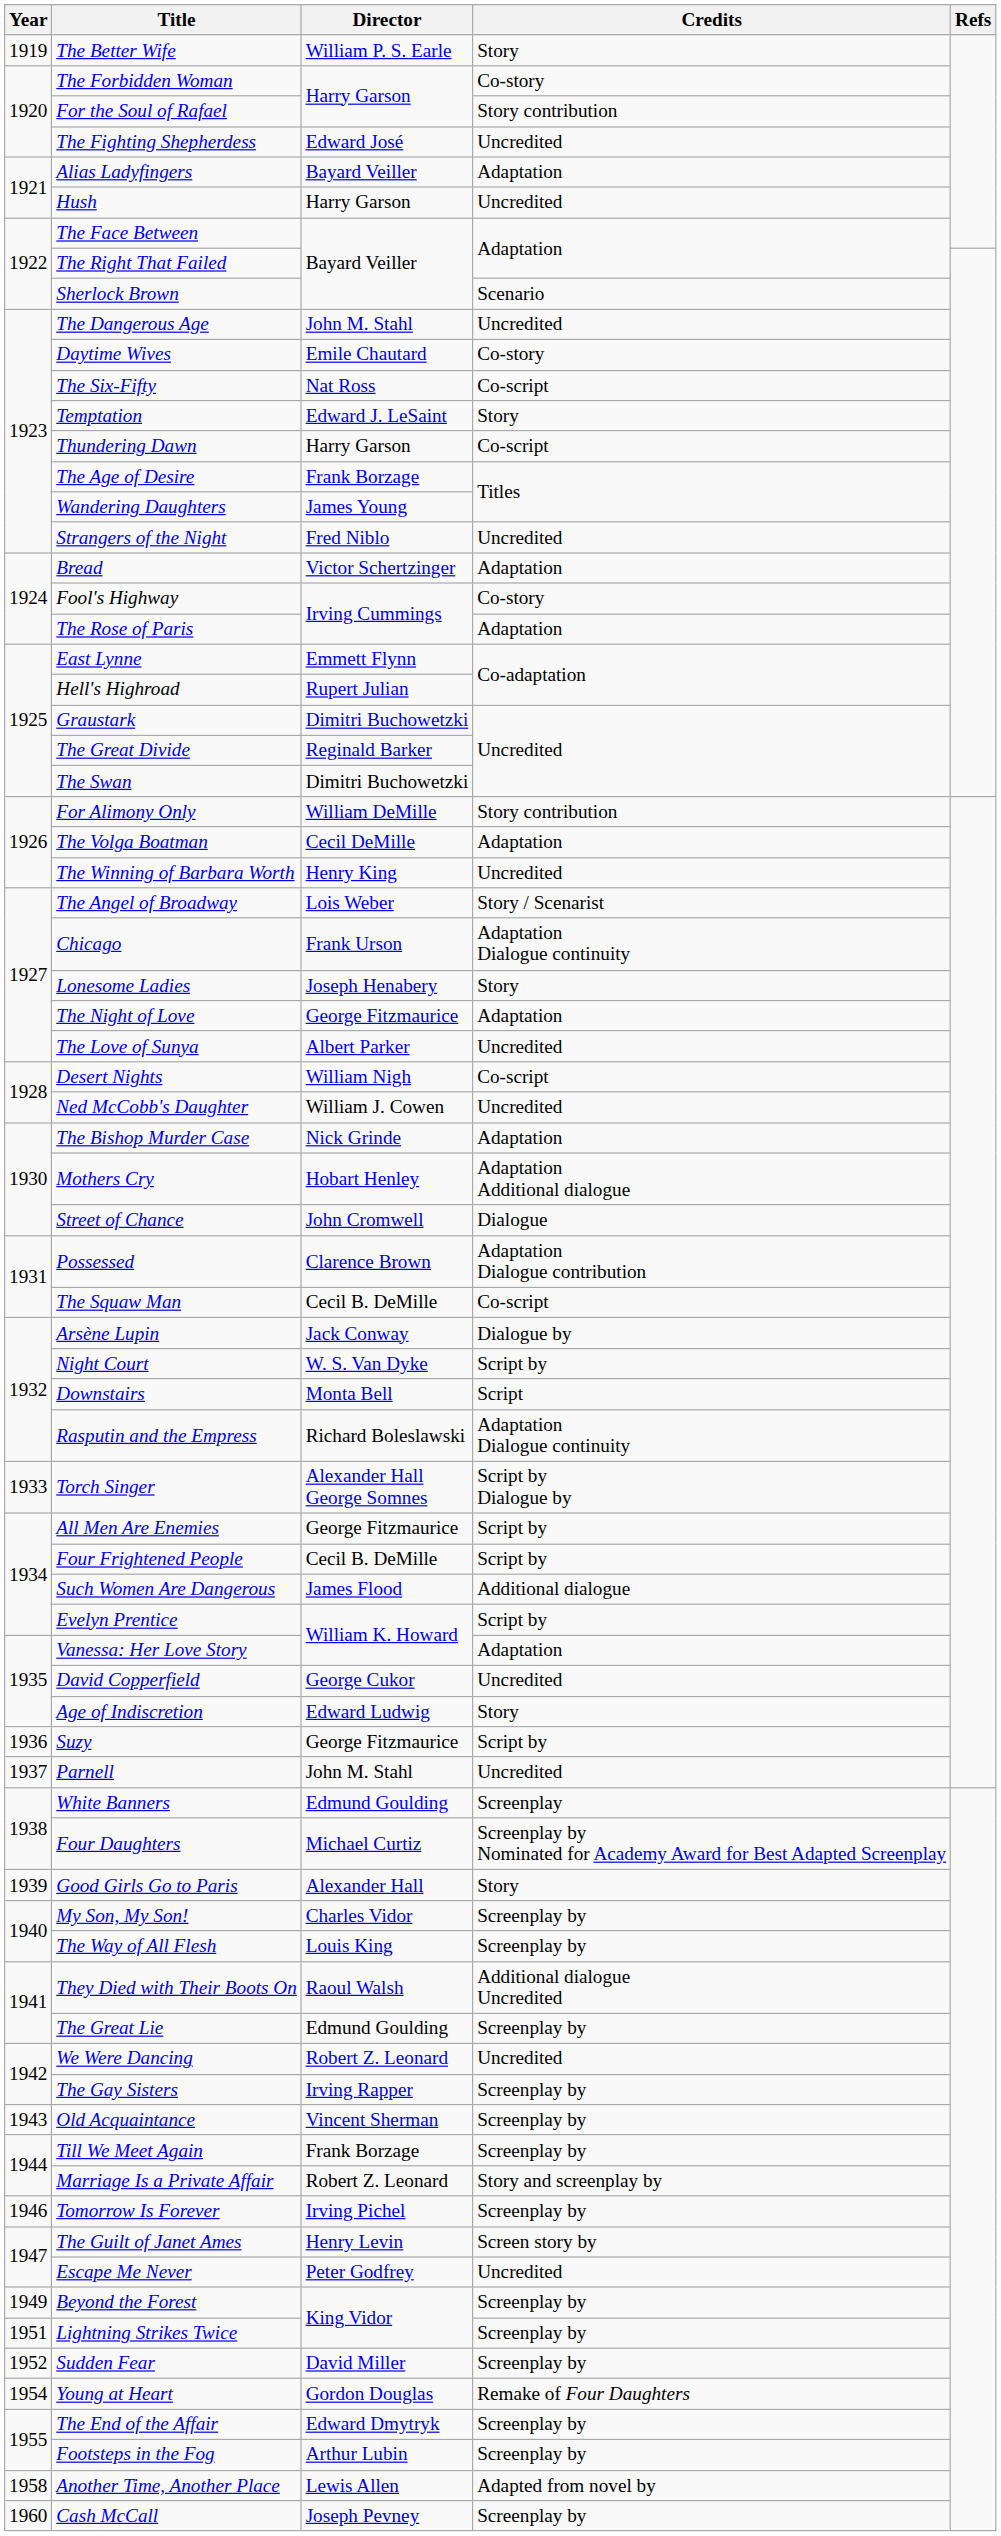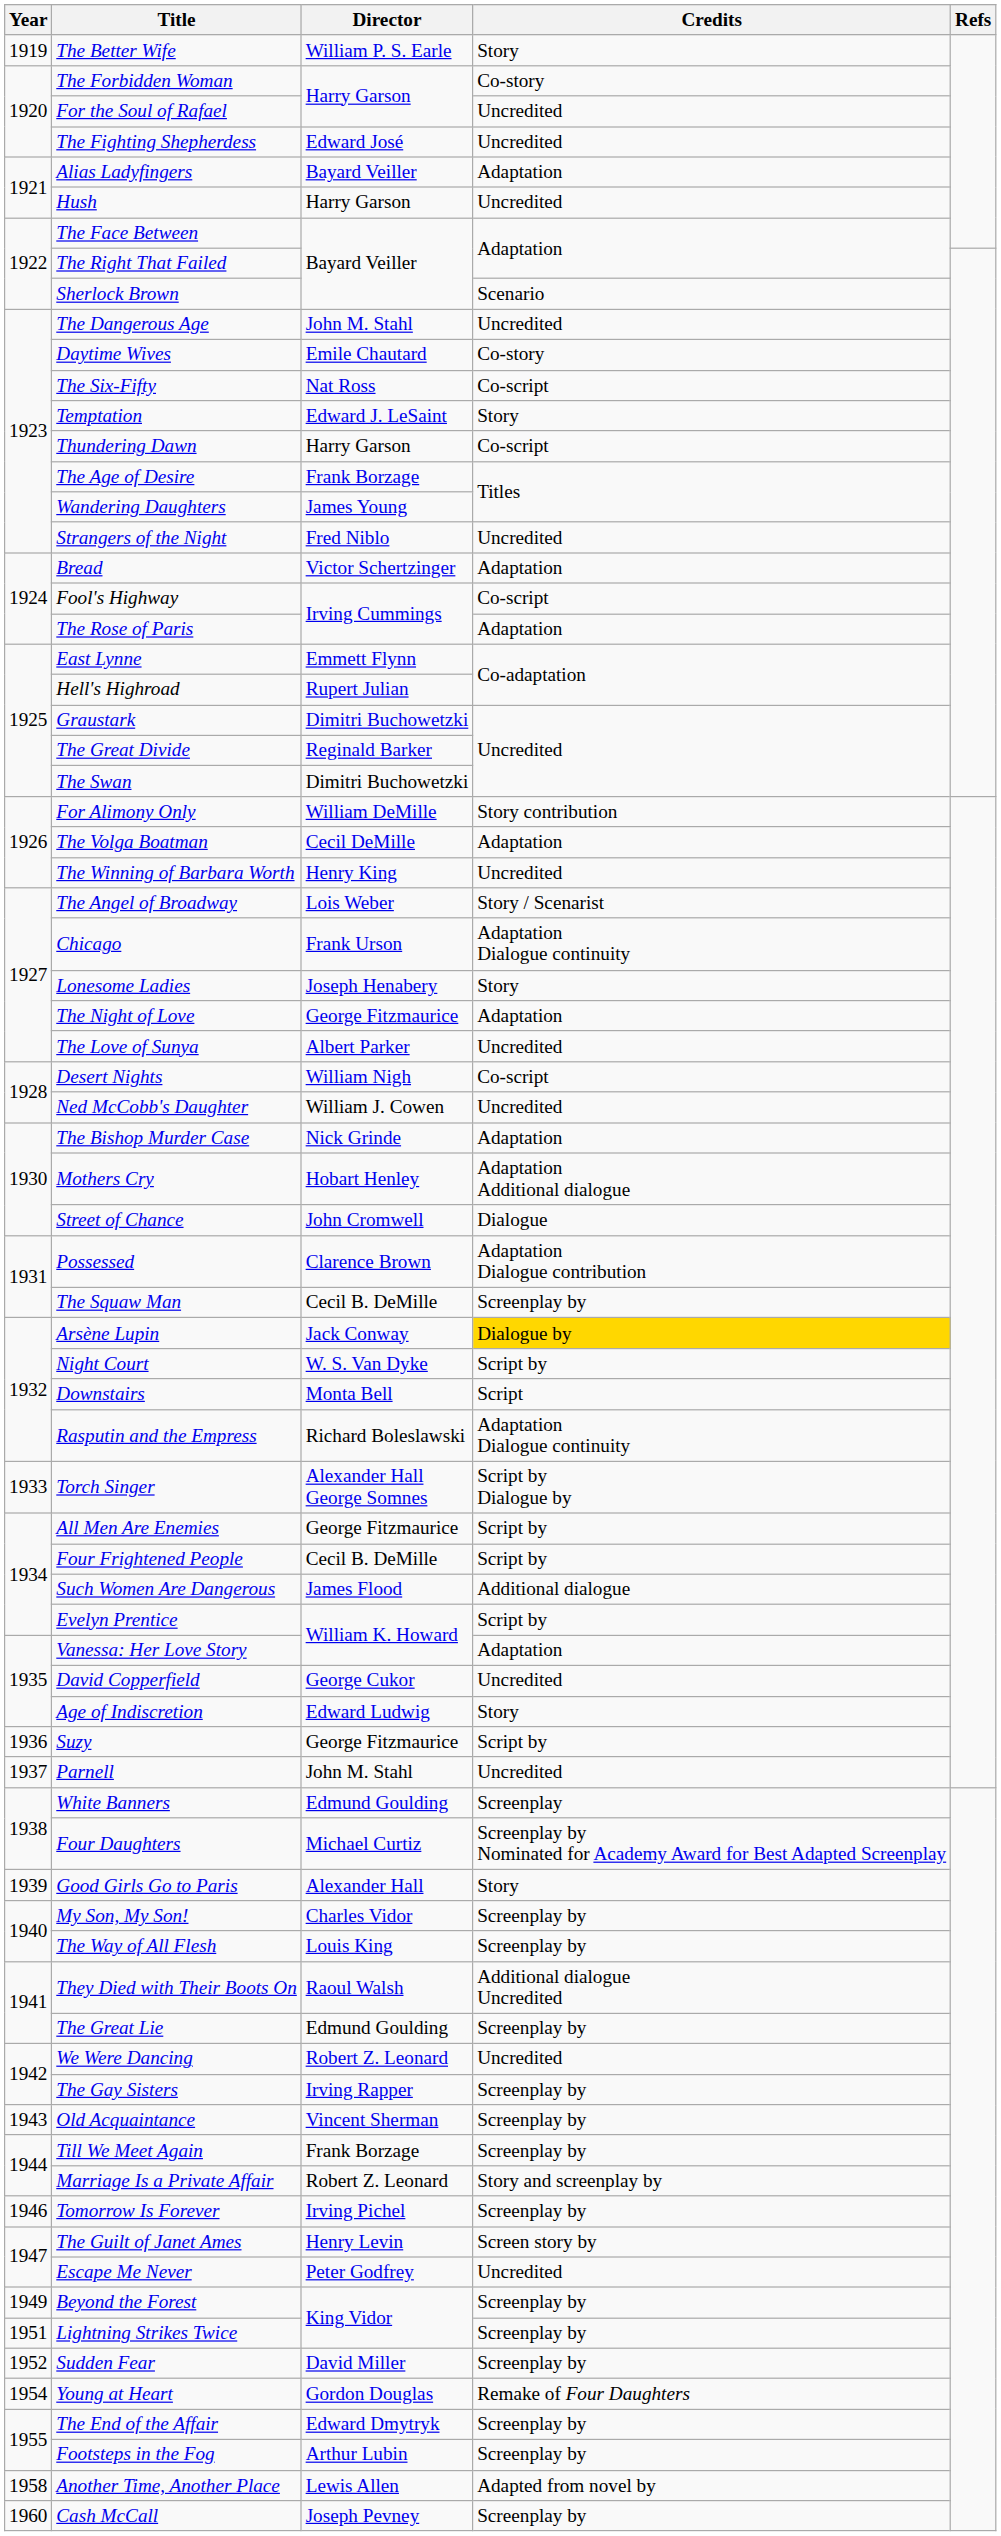(547, 111) Story contribution -> (520, 111) Uncredited
(511, 598) Co-story -> (513, 598) Co-script
(513, 1302) Co-script -> (532, 1302) Screenplay by
(524, 1332) no background -> (524, 1332) gold background
